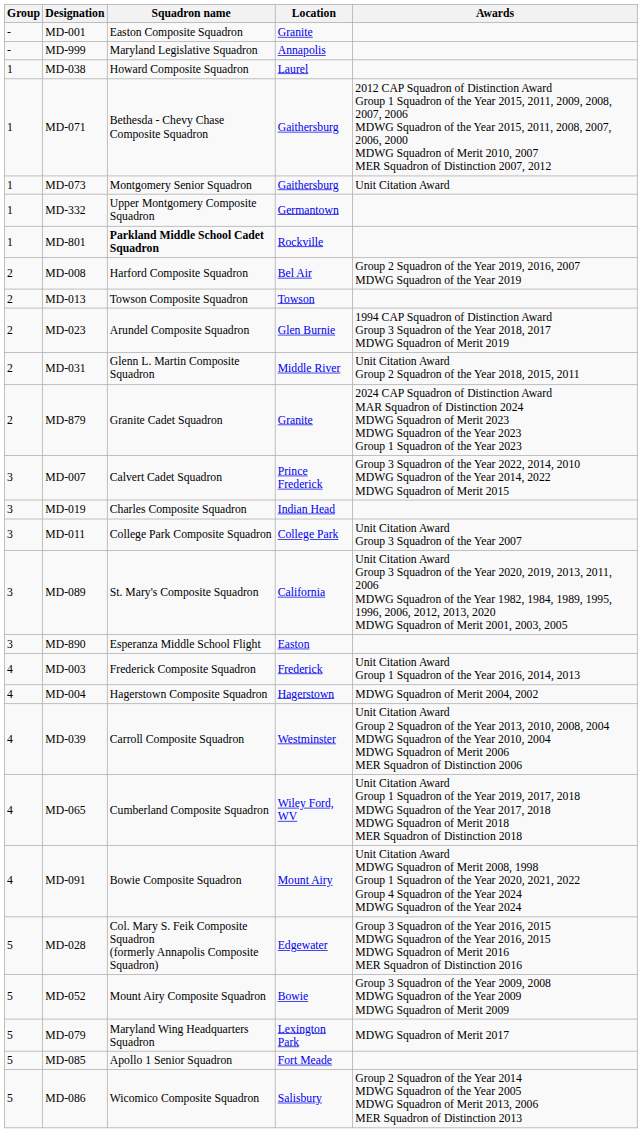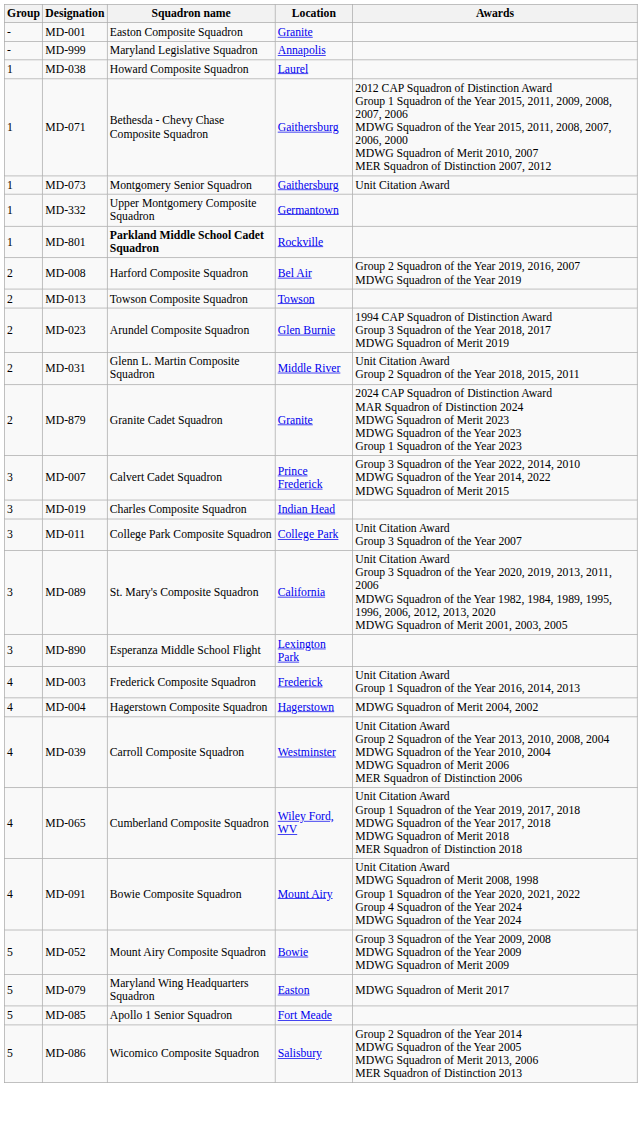(294, 644) Easton -> (302, 650) Lexington Park
- row: (65, 945)
(302, 1035) Lexington Park -> (294, 990) Easton
